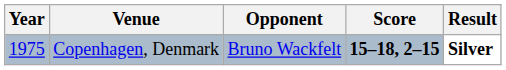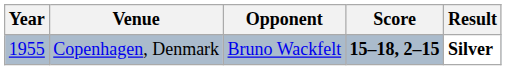(27, 49) 1975 -> (27, 49) 1955
